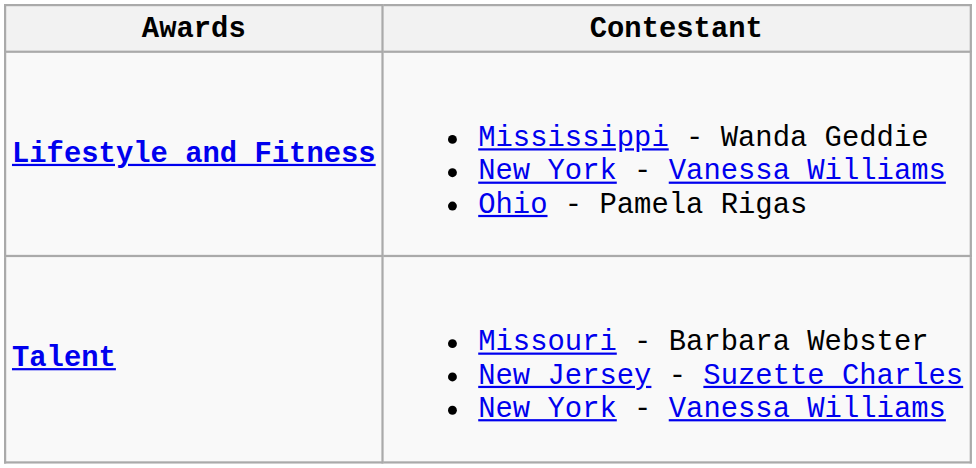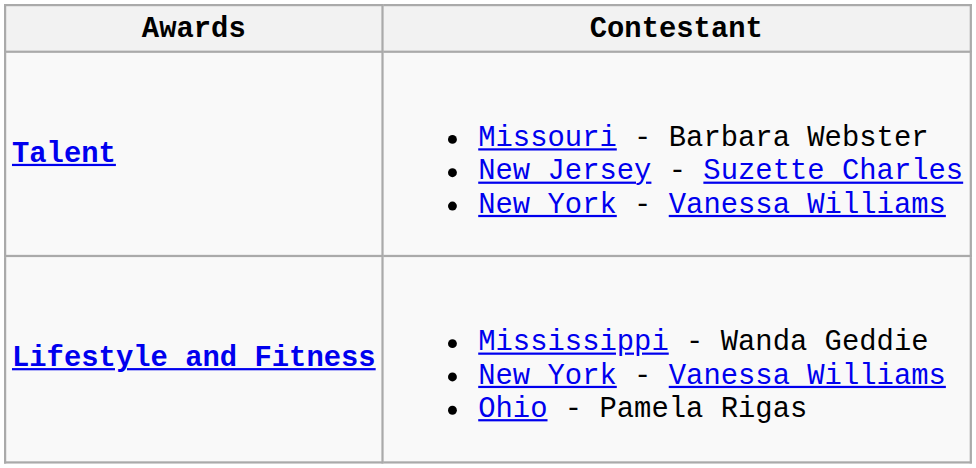rows swapped: (194, 154) <-> (64, 359)
